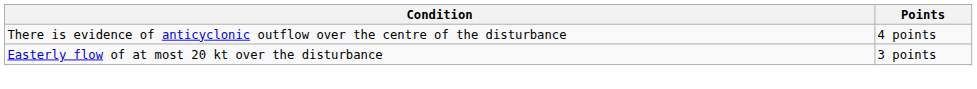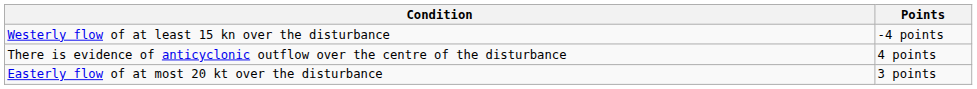+ row: (199, 34)
